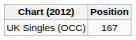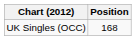(109, 27) 167 -> (109, 27) 168
